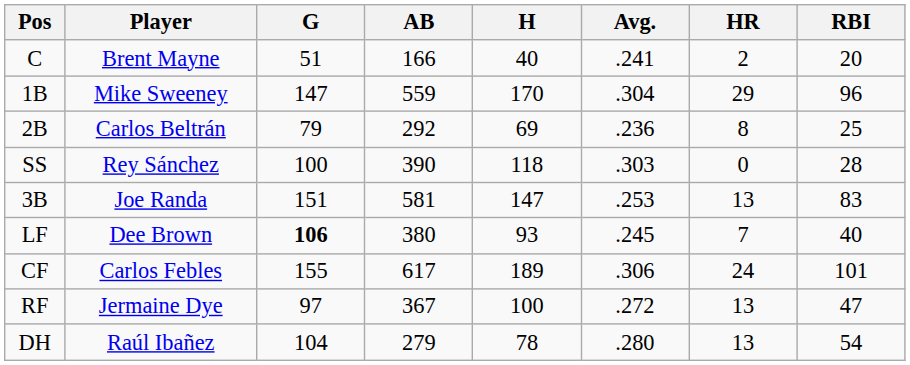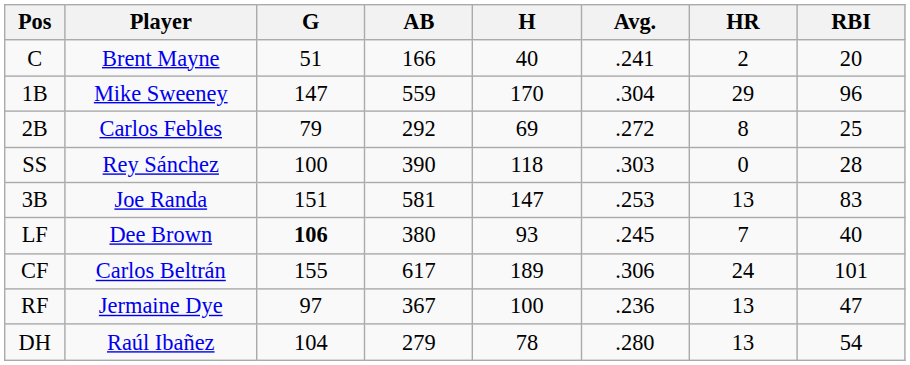(161, 128) Carlos Beltrán -> (161, 128) Carlos Febles
(635, 128) .236 -> (635, 128) .272
(161, 270) Carlos Febles -> (161, 270) Carlos Beltrán
(635, 306) .272 -> (635, 306) .236
